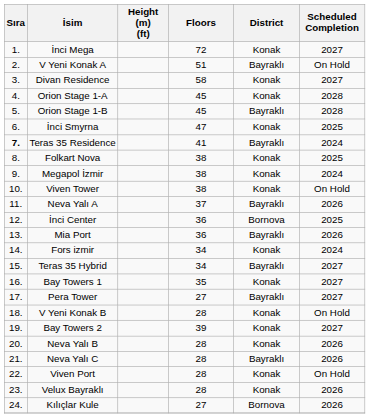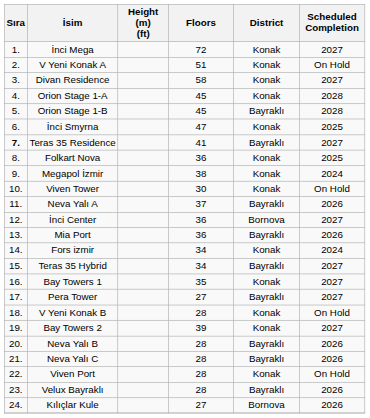(267, 65) Bayraklı -> (267, 65) Konak
(332, 142) 2024 -> (332, 142) 2027
(201, 158) 38 -> (201, 158) 36
(201, 188) 38 -> (201, 188) 30
(332, 219) 2025 -> (332, 219) 2027
(267, 343) Konak -> (267, 343) Bayraklı
(267, 390) Konak -> (267, 390) Bayraklı
